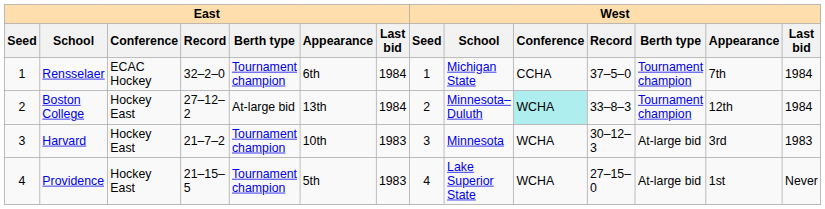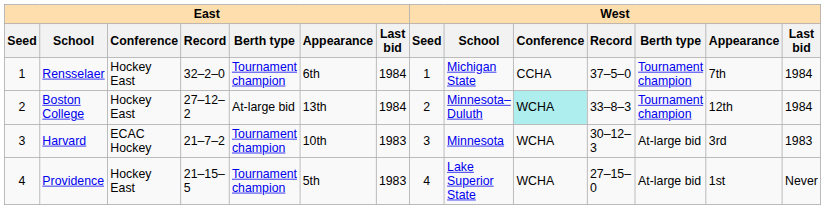(131, 74) ECAC Hockey -> (131, 74) Hockey East
(131, 140) Hockey East -> (131, 140) ECAC Hockey
